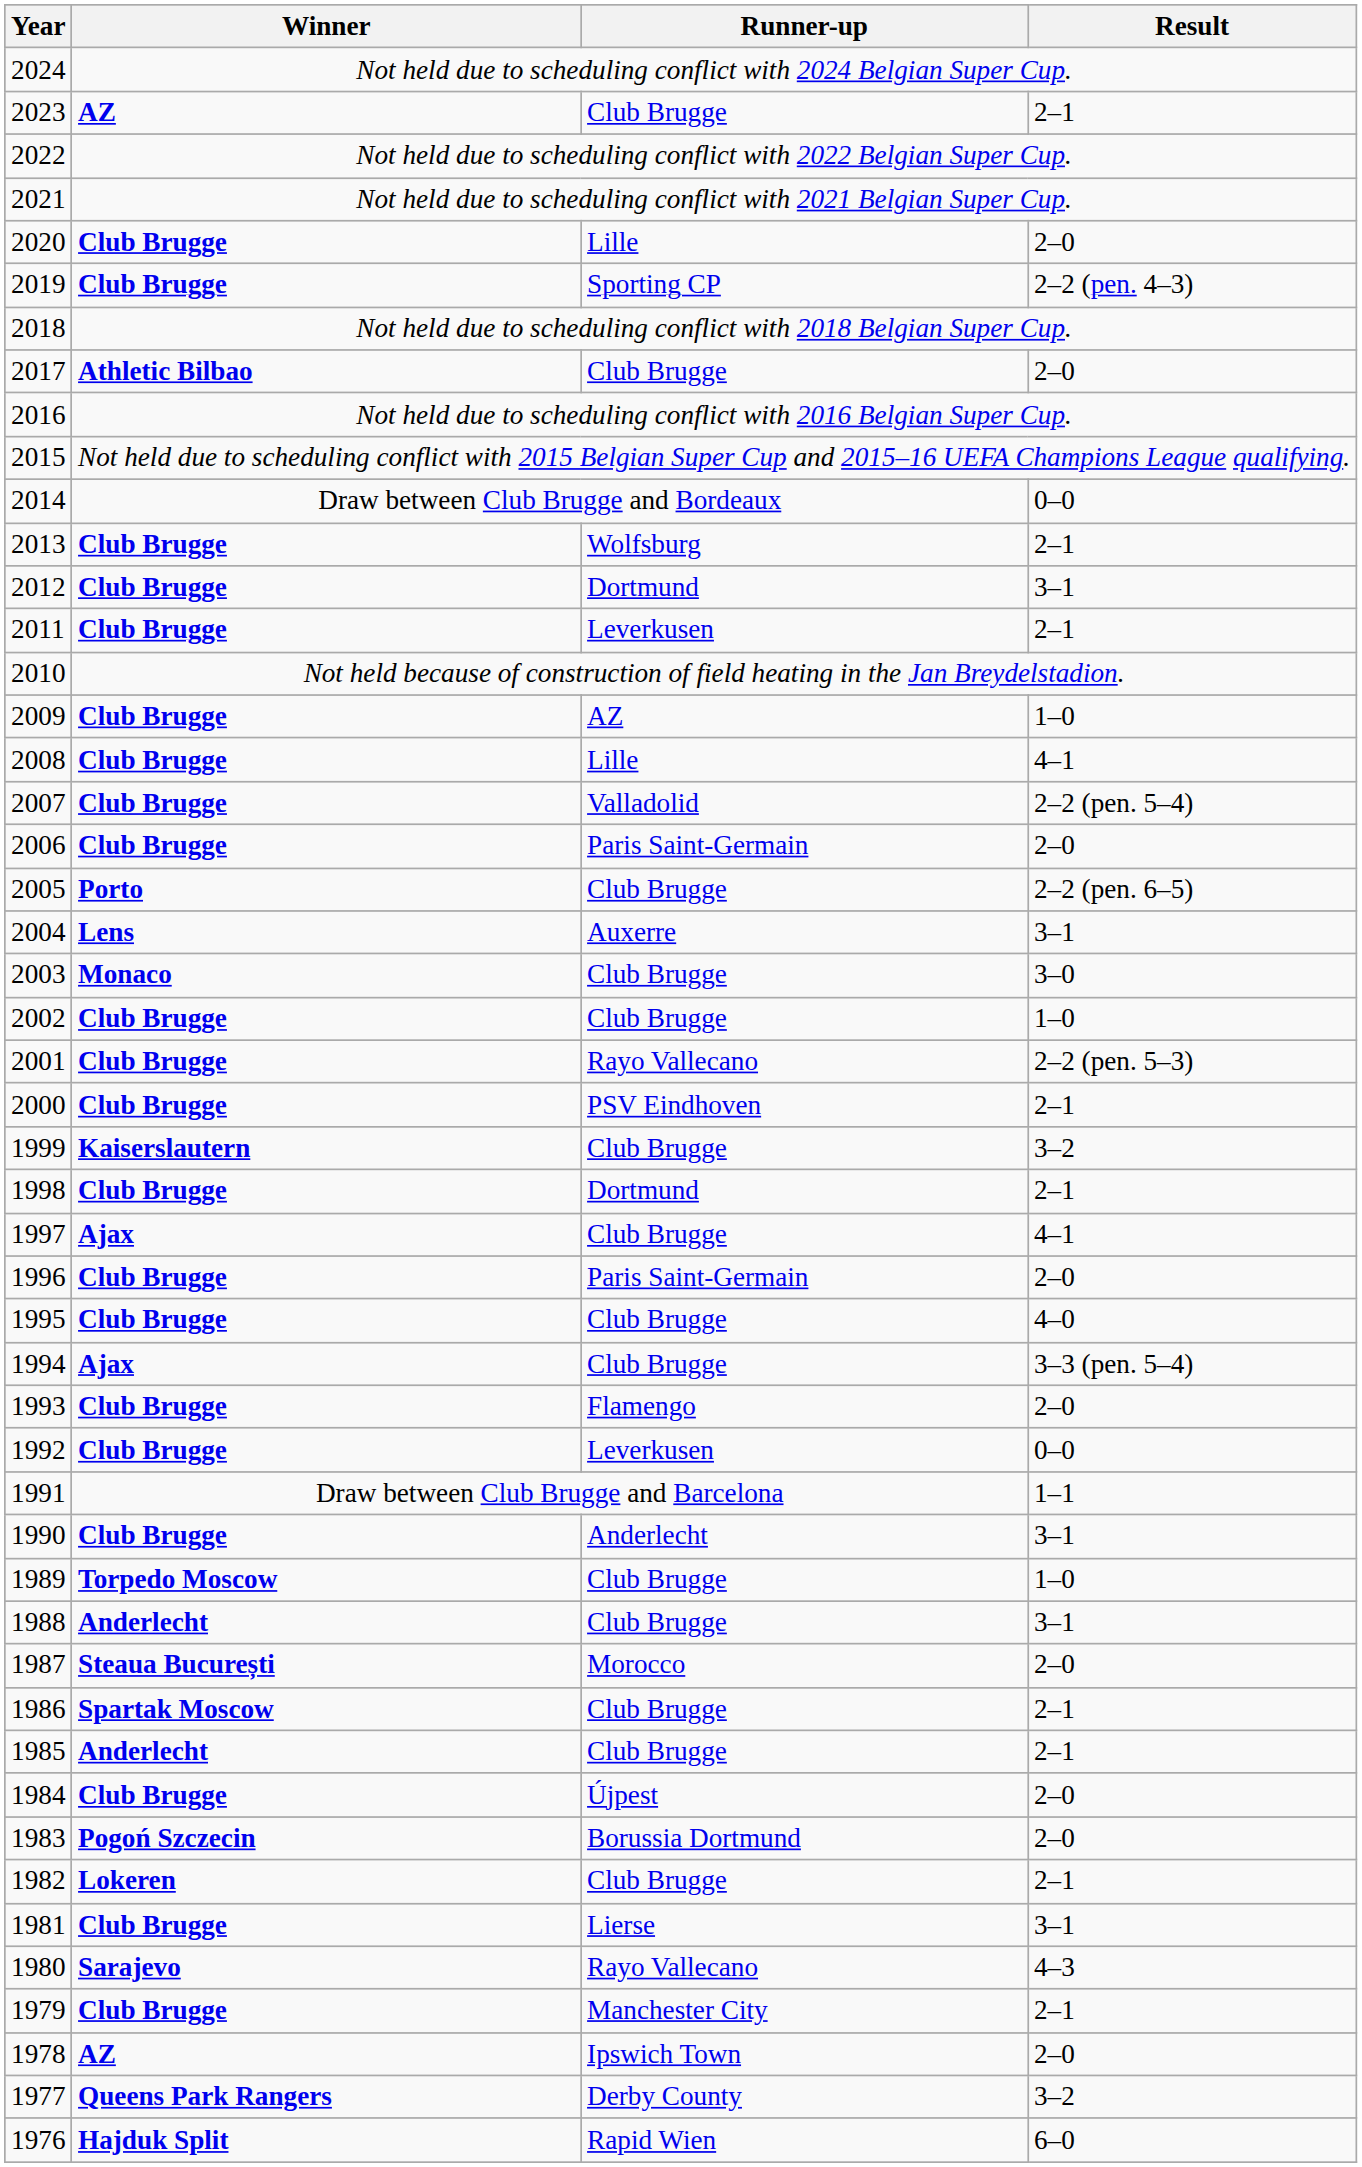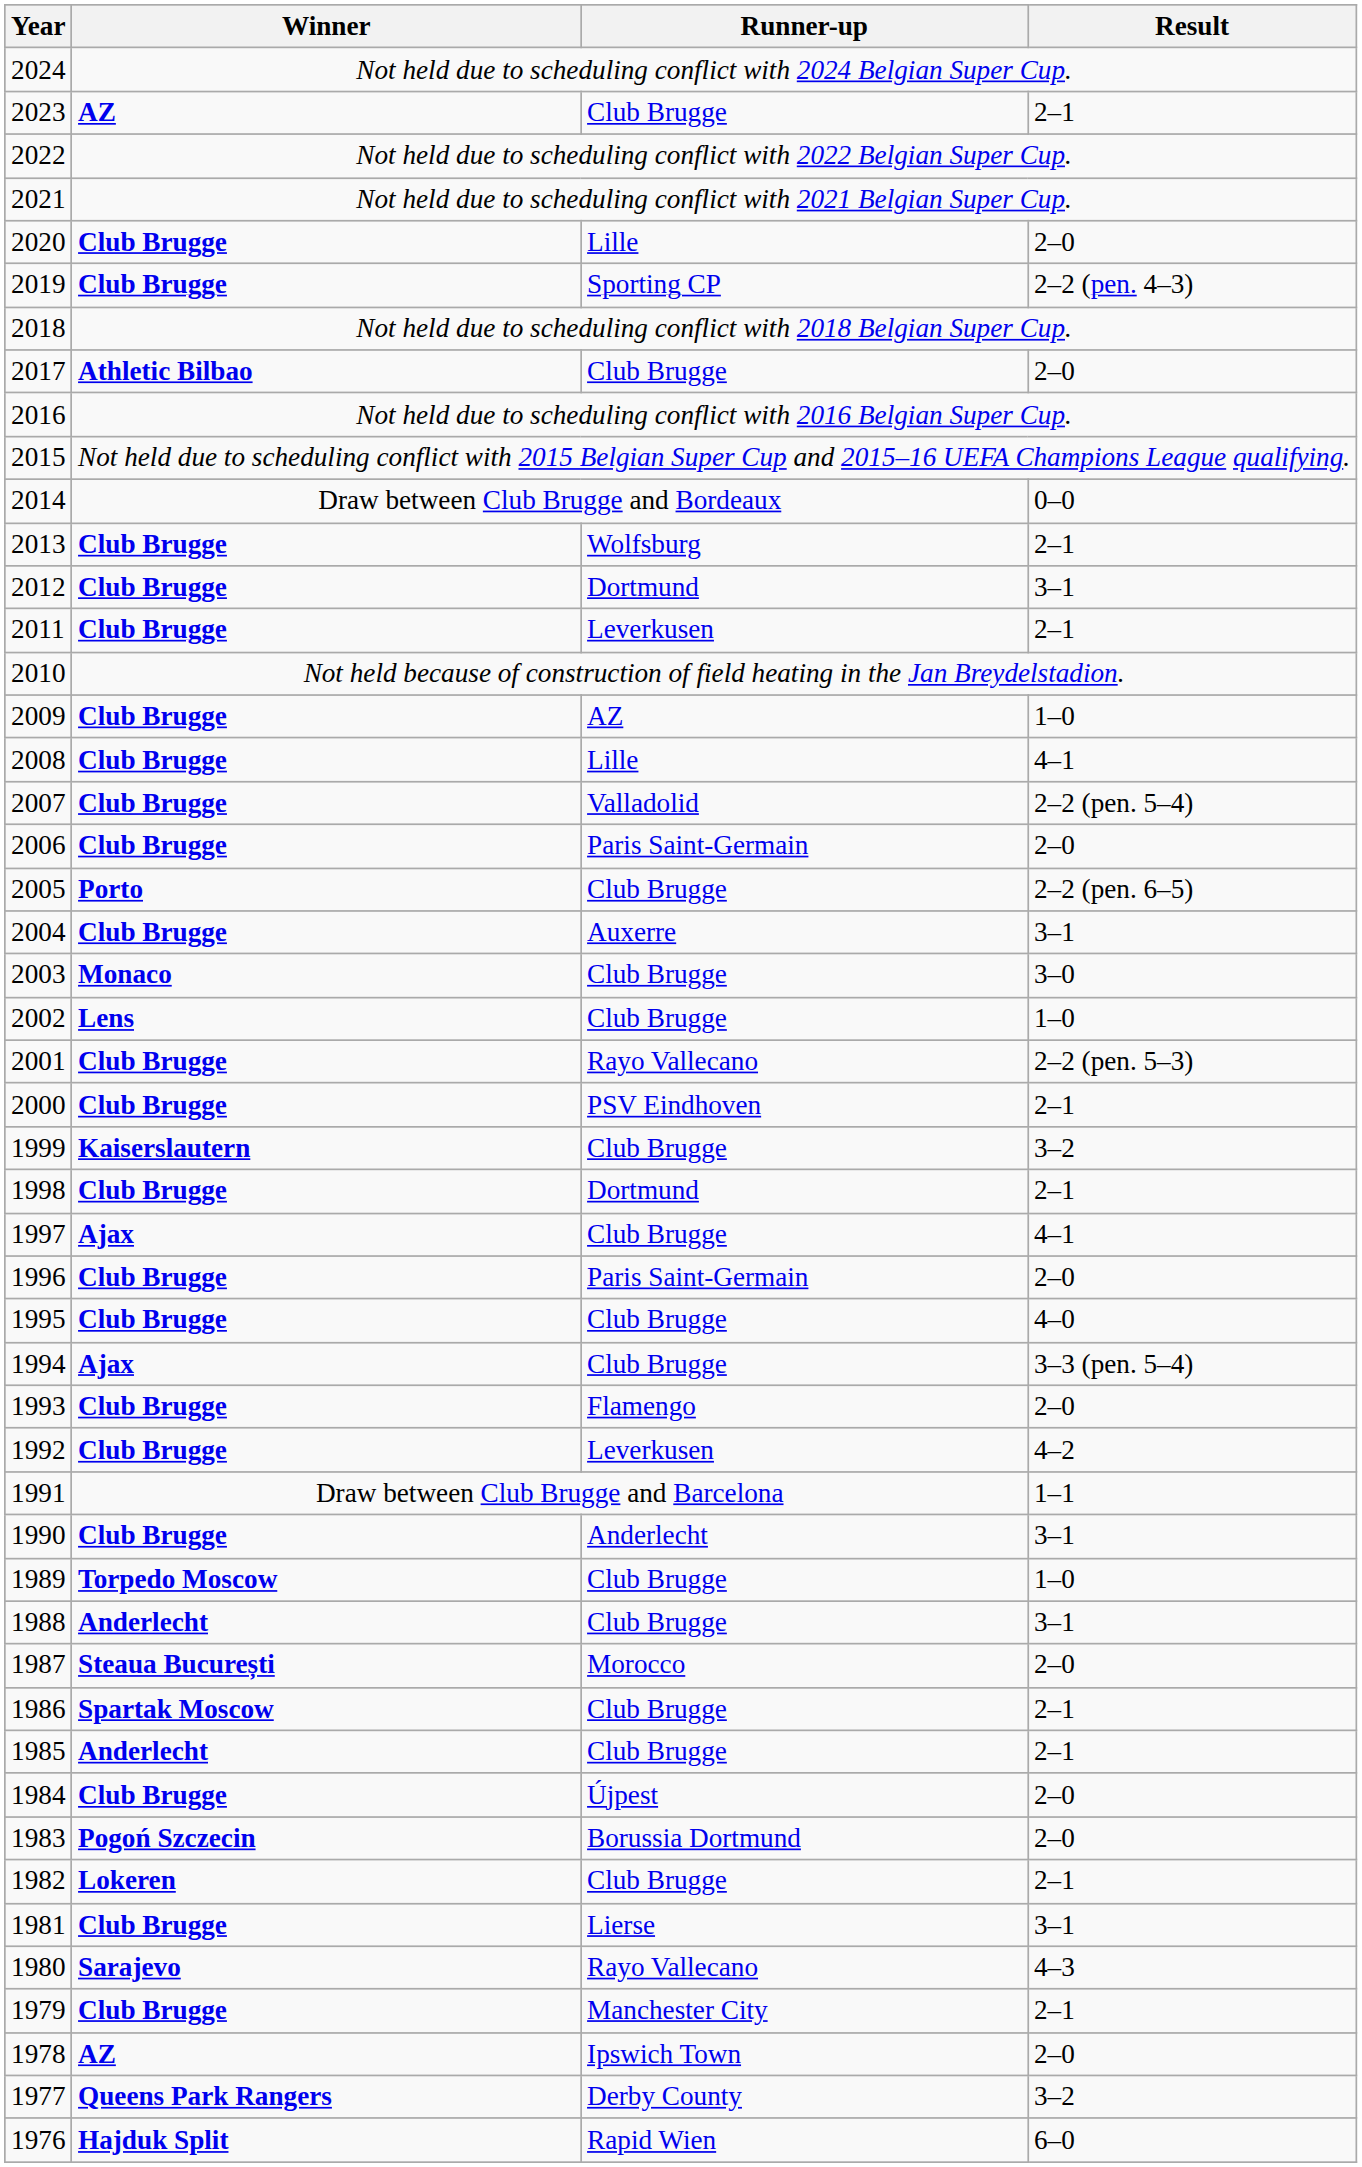(106, 931) Lens -> (152, 931) Club Brugge
(152, 1018) Club Brugge -> (106, 1018) Lens
(1054, 1449) 0–0 -> (1054, 1449) 4–2
